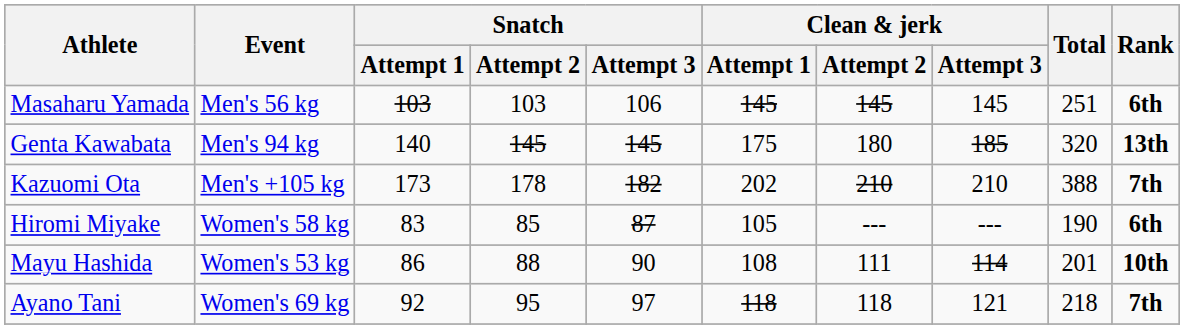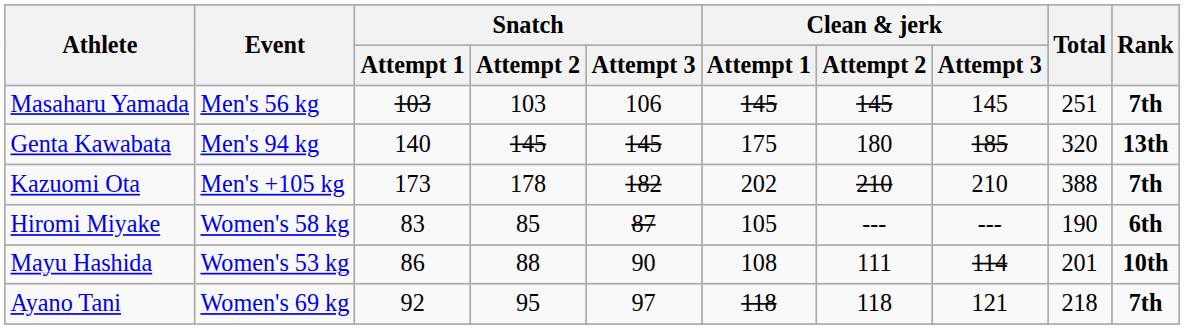(1146, 104) 6th -> (1146, 104) 7th
